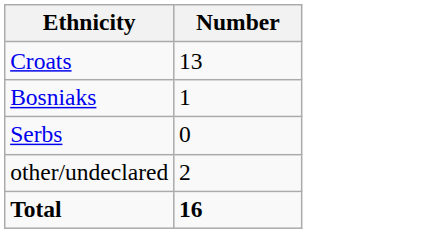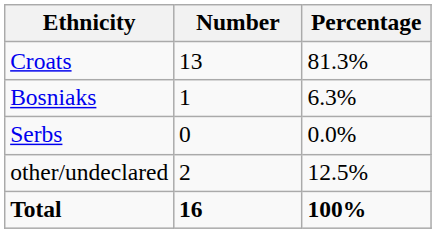+ column: (366, 23)
